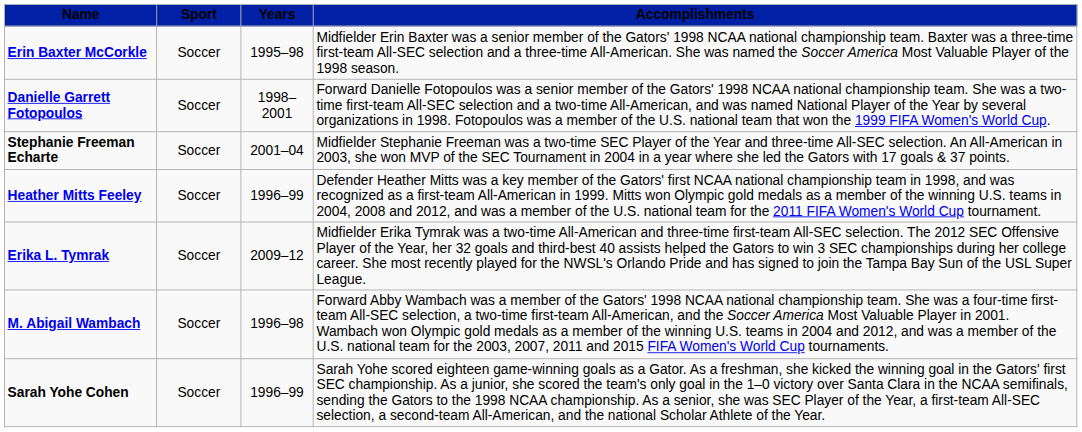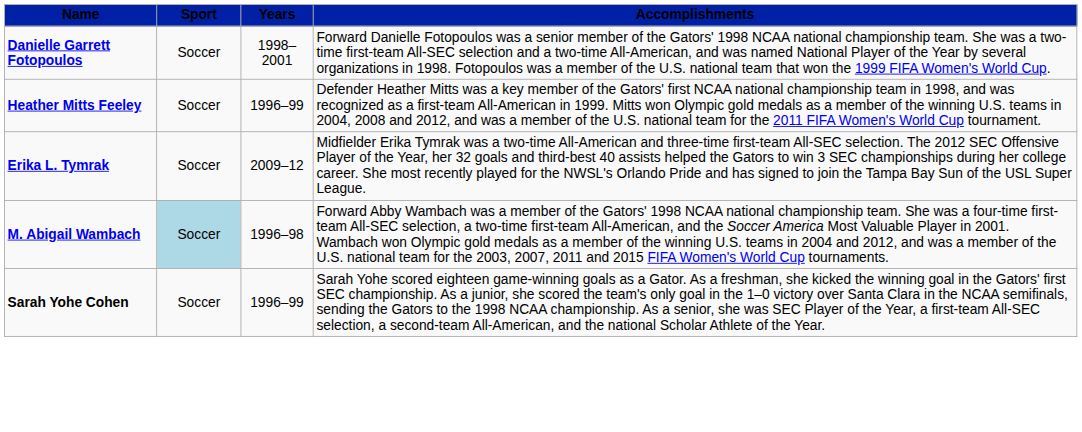- row: (77, 52)
- row: (71, 150)
(199, 324) no background -> (199, 234) lightblue background
